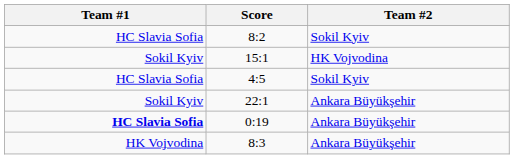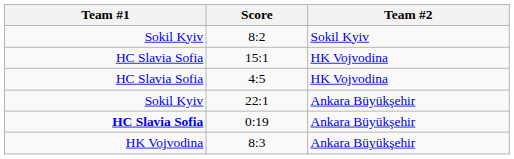(160, 36) HC Slavia Sofia -> (174, 36) Sokil Kyiv
(174, 57) Sokil Kyiv -> (160, 57) HC Slavia Sofia
(340, 79) Sokil Kyiv -> (349, 79) HK Vojvodina
